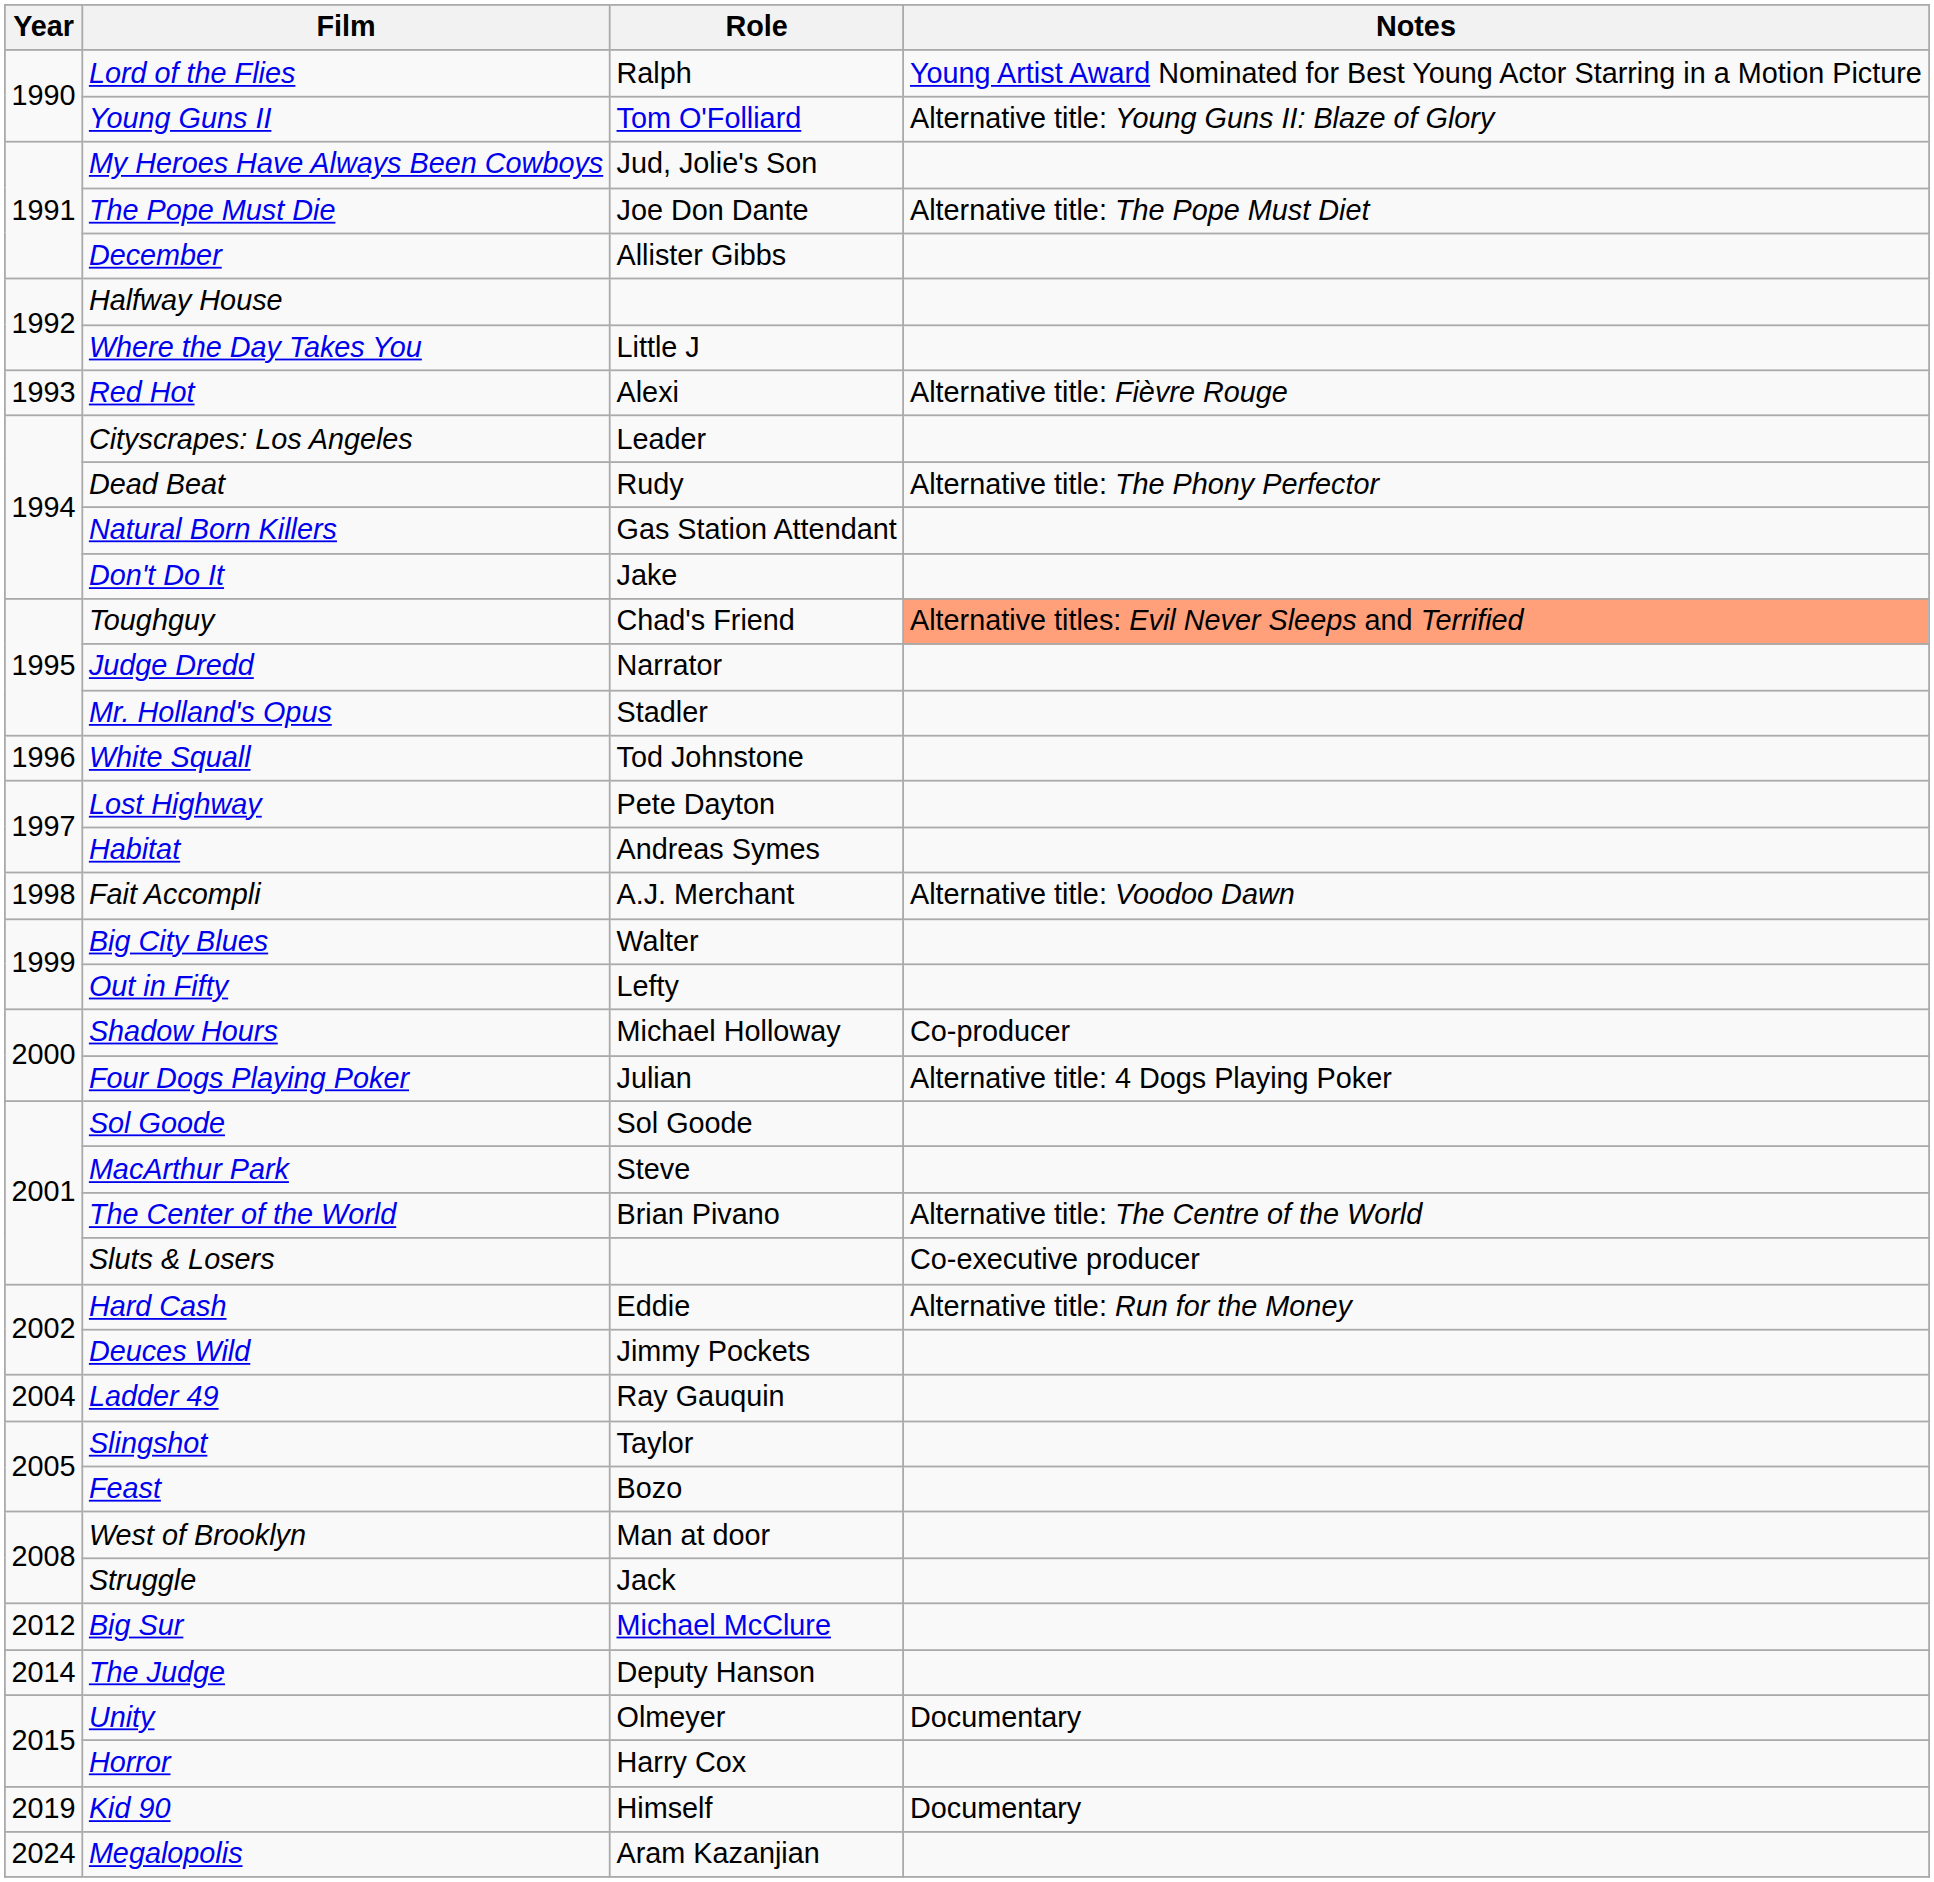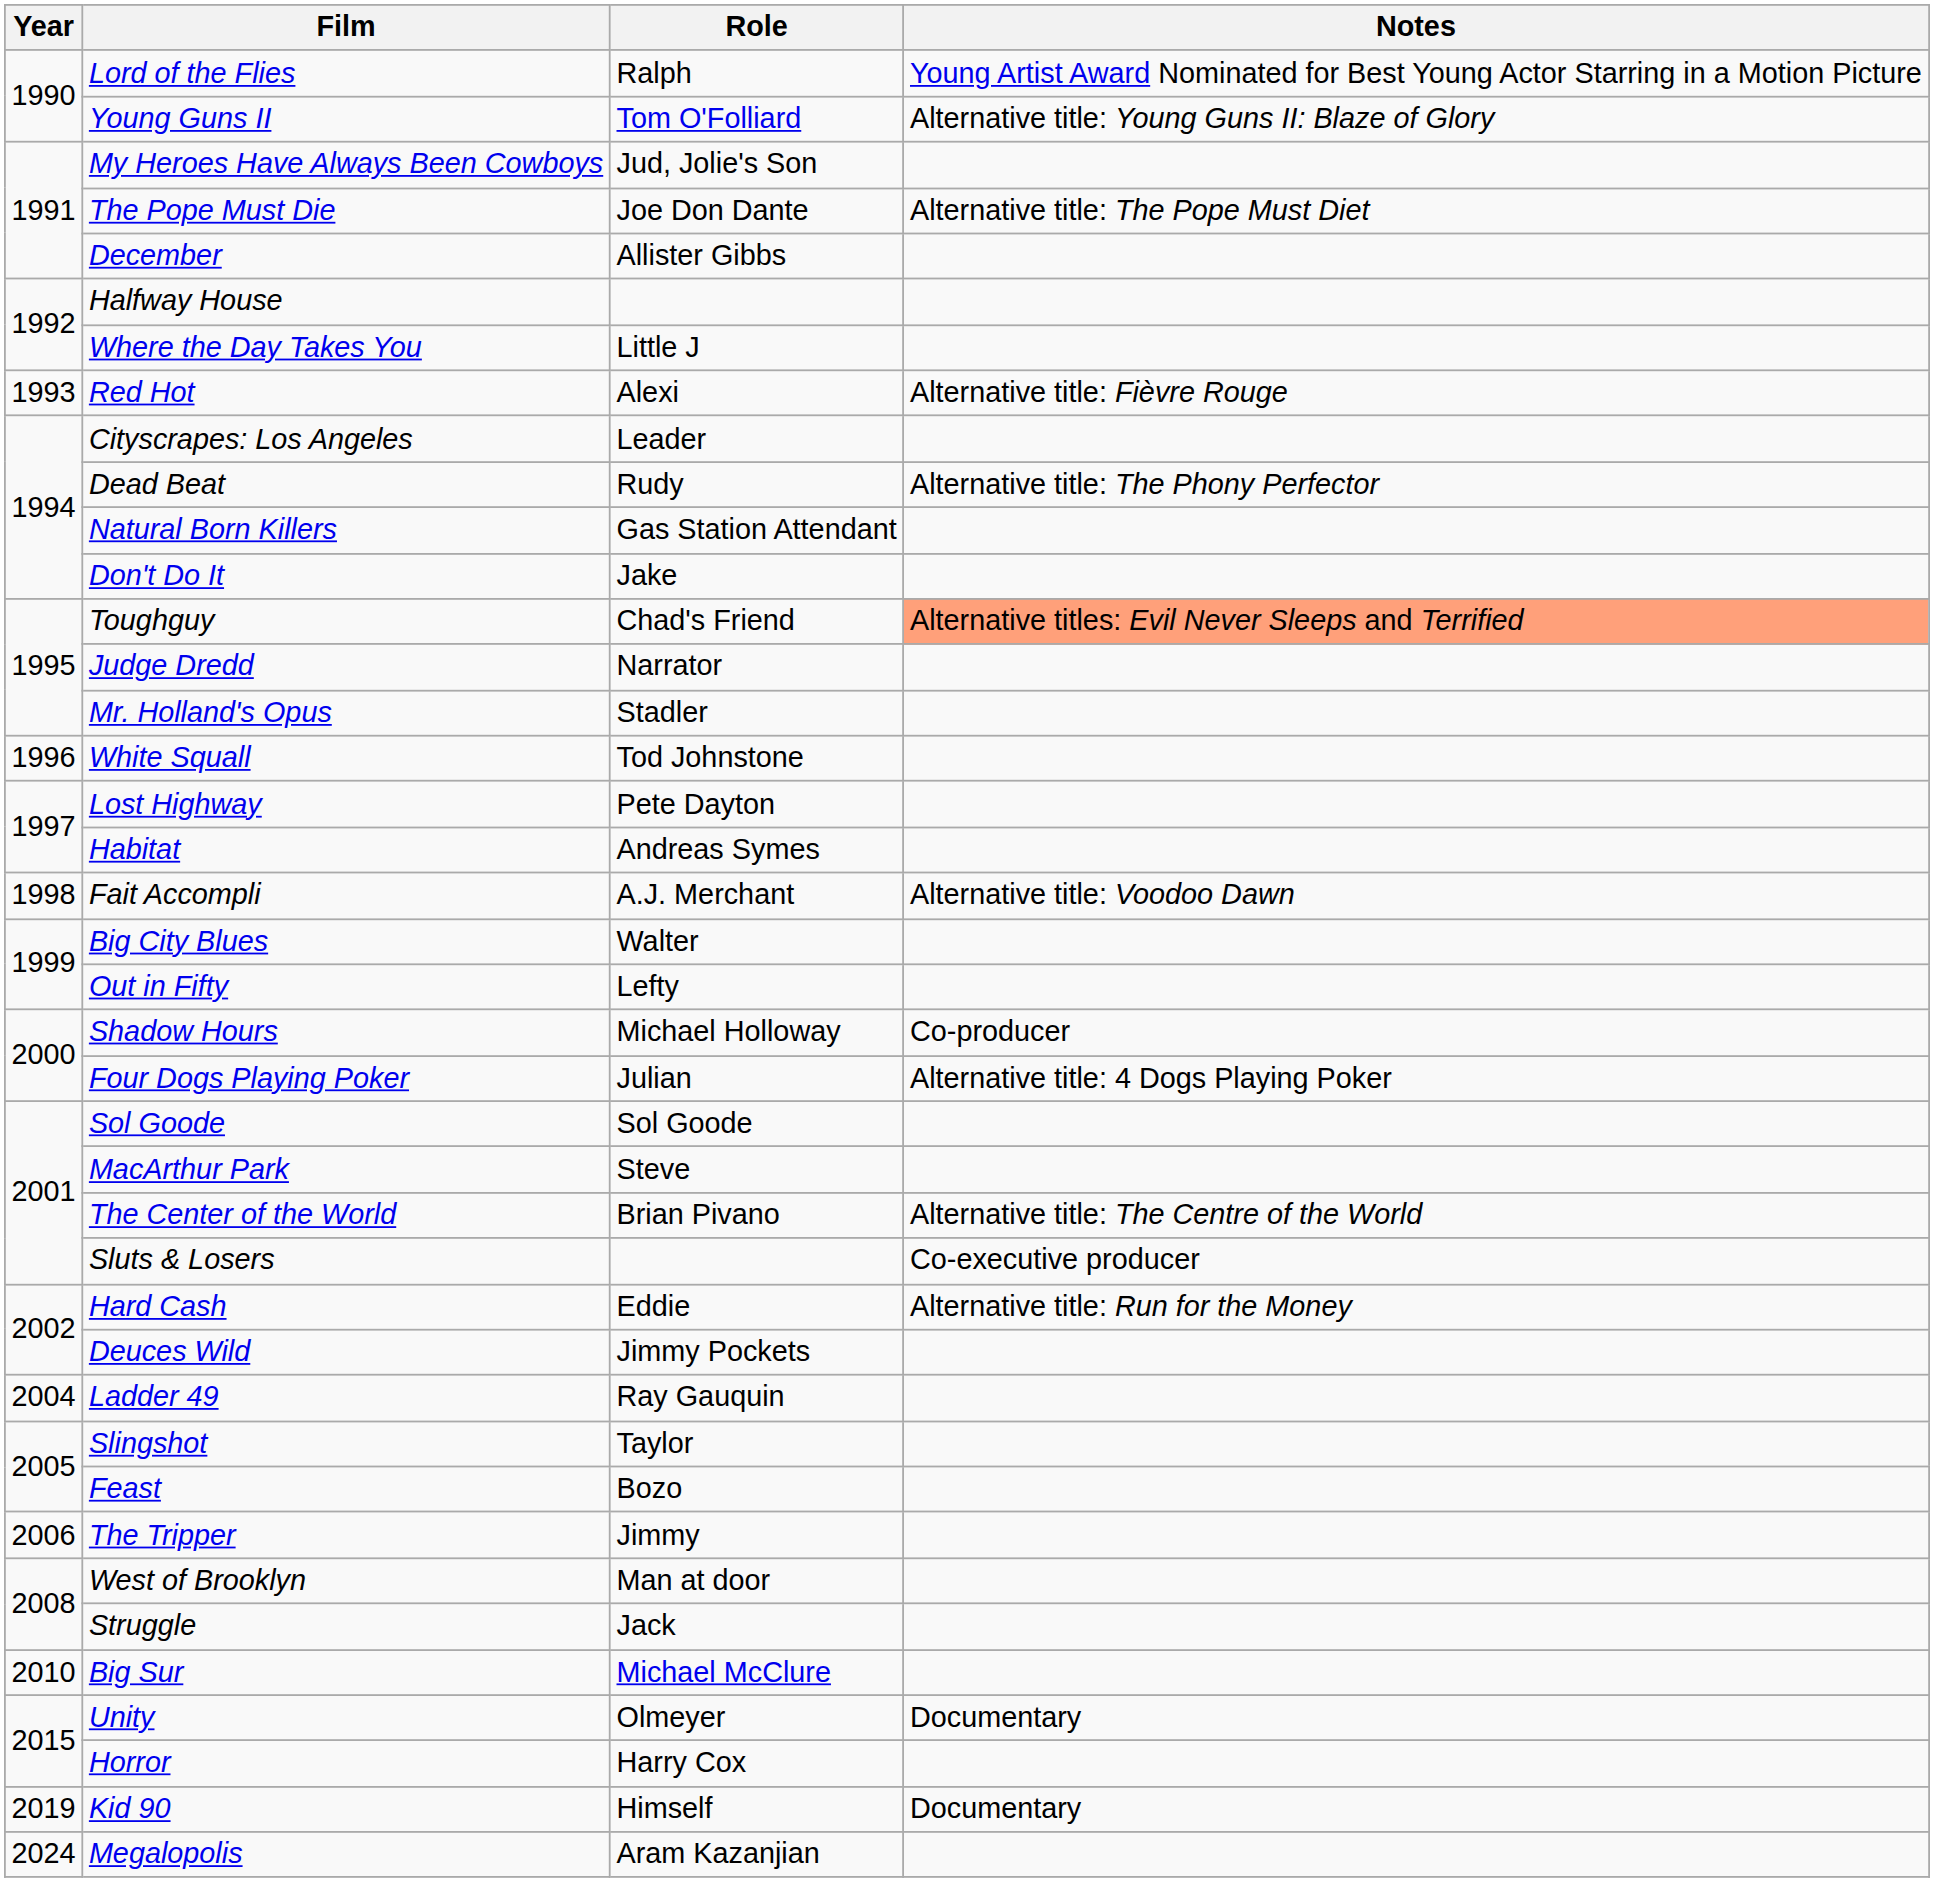+ row: (162, 1534)
(44, 1625) 2012 -> (44, 1671) 2010
- row: (157, 1671)
